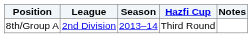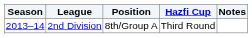columns swapped: (138, 11) <-> (32, 11)
